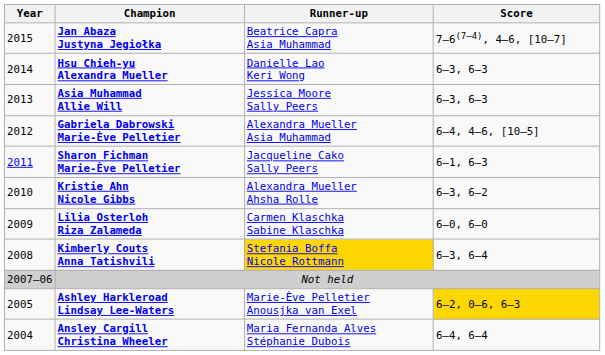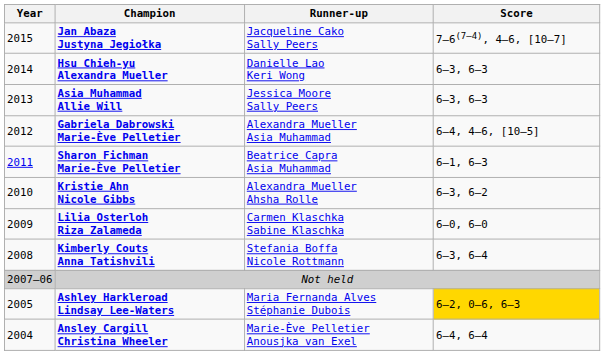(292, 38) Beatrice Capra Asia Muhammad -> (295, 38) Jacqueline Cako Sally Peers
(295, 162) Jacqueline Cako Sally Peers -> (292, 162) Beatrice Capra Asia Muhammad
(295, 254) gold background -> (295, 254) no background
(308, 304) Marie-Ève Pelletier Anousjka van Exel -> (312, 304) Maria Fernanda Alves Stéphanie Dubois
(312, 334) Maria Fernanda Alves Stéphanie Dubois -> (308, 334) Marie-Ève Pelletier Anousjka van Exel
